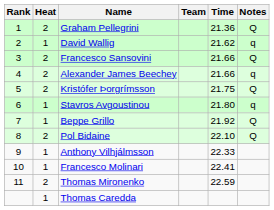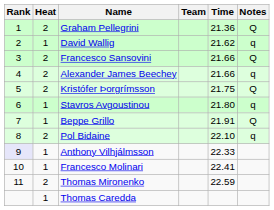(223, 120) 21.92 -> (223, 120) 21.91
(253, 136) Q -> (253, 136) q
(18, 151) no background -> (18, 151) lavender background
